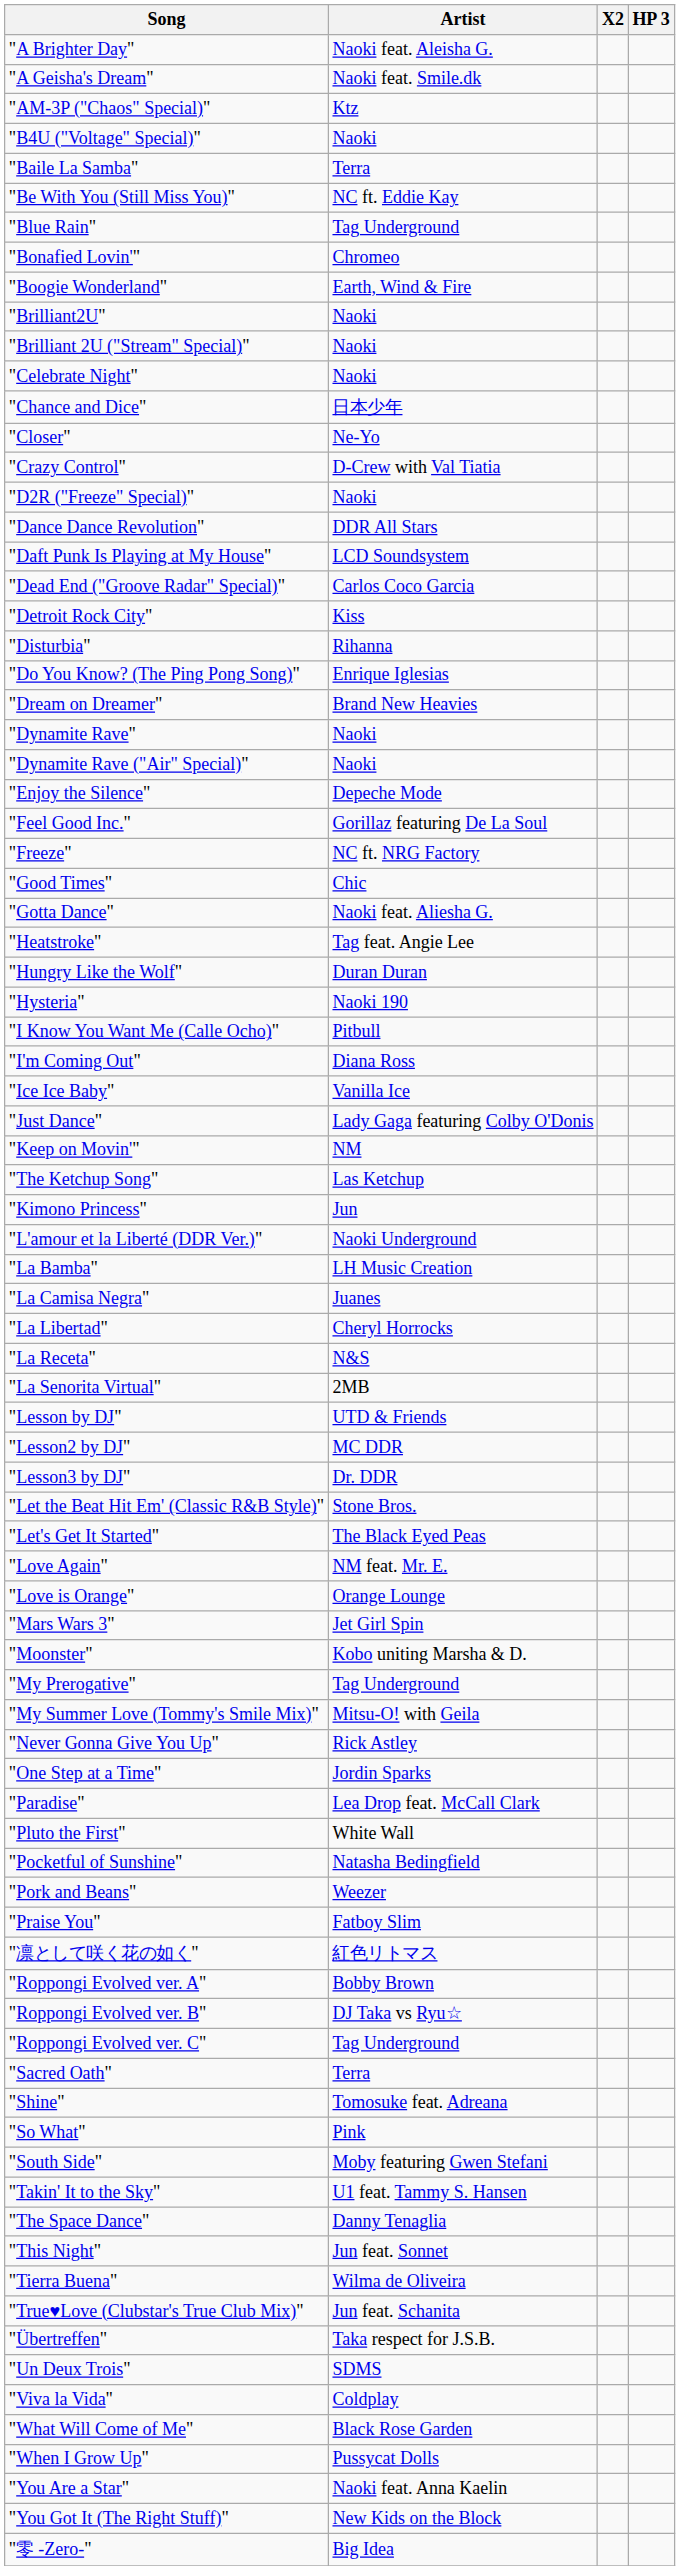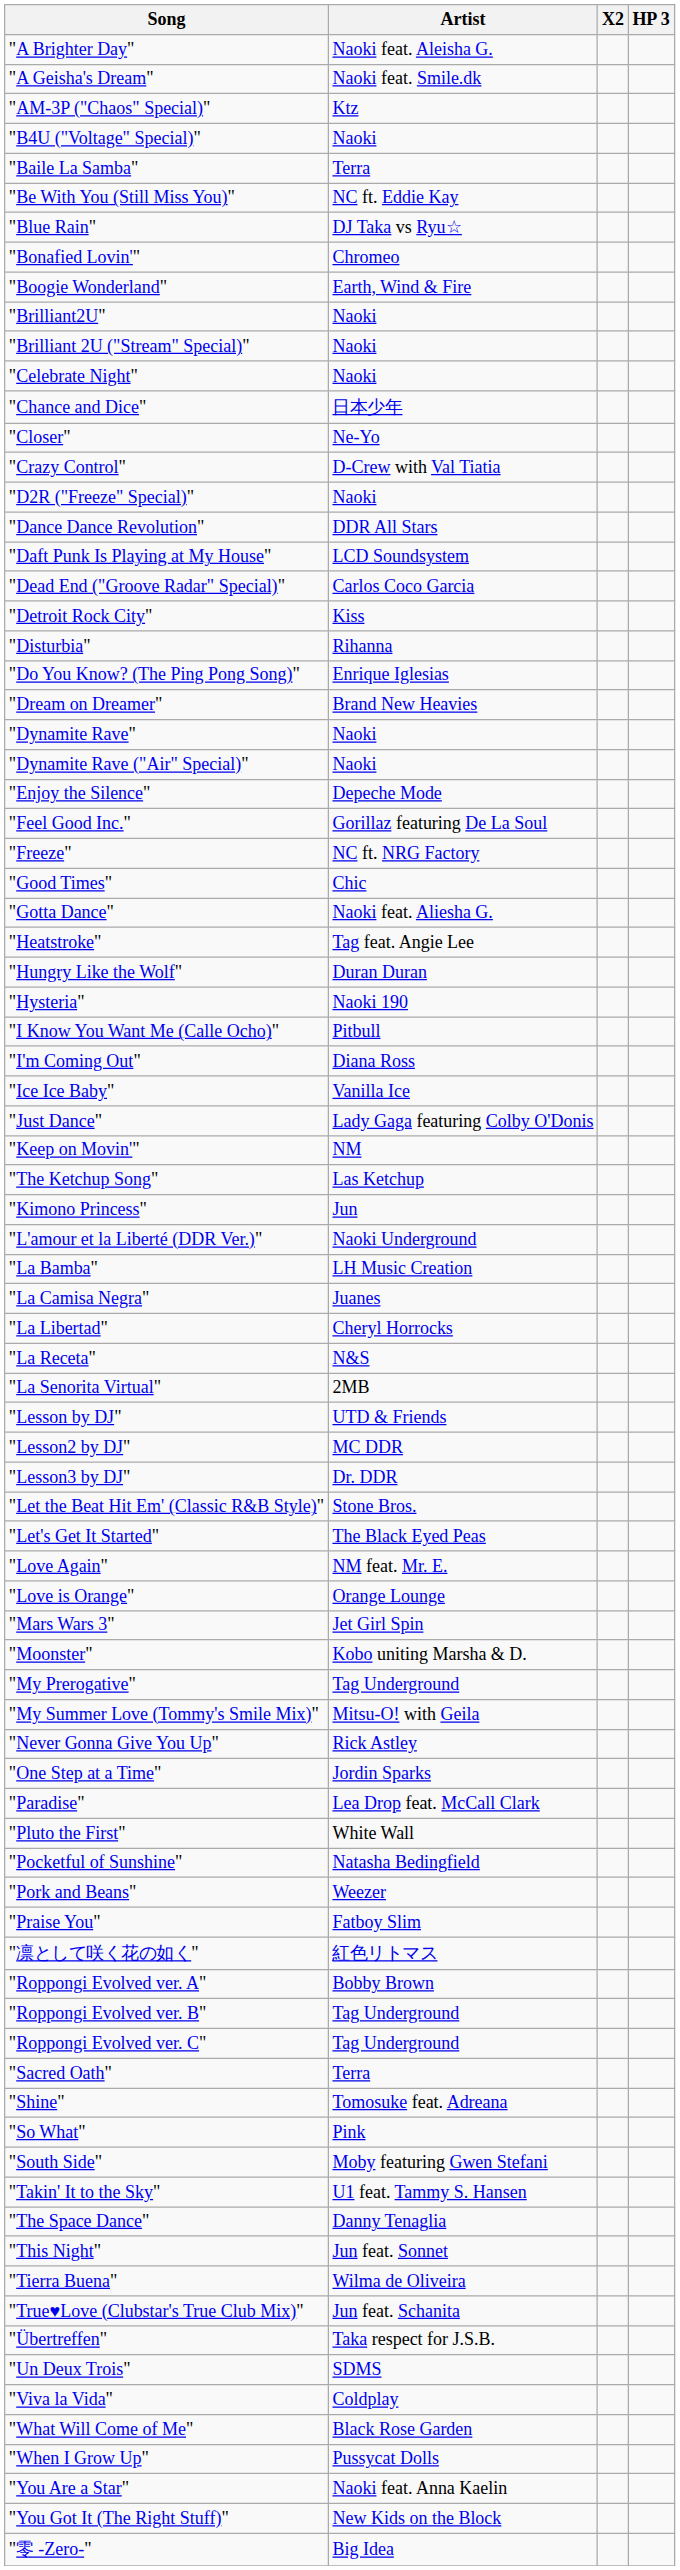(396, 227) Tag Underground -> (397, 227) DJ Taka vs Ryu☆
(397, 2013) DJ Taka vs Ryu☆ -> (396, 2013) Tag Underground
